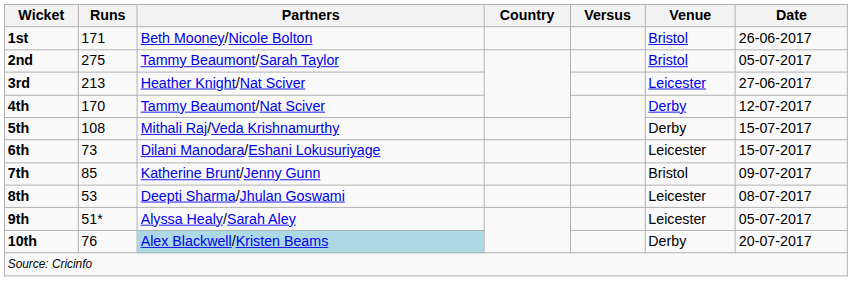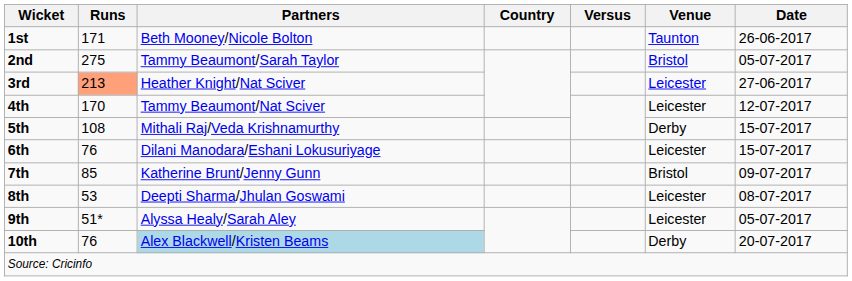(668, 38) Bristol -> (674, 38) Taunton
(93, 83) no background -> (93, 83) lightsalmon background
(667, 106) Derby -> (677, 106) Leicester
(89, 151) 73 -> (89, 151) 76
